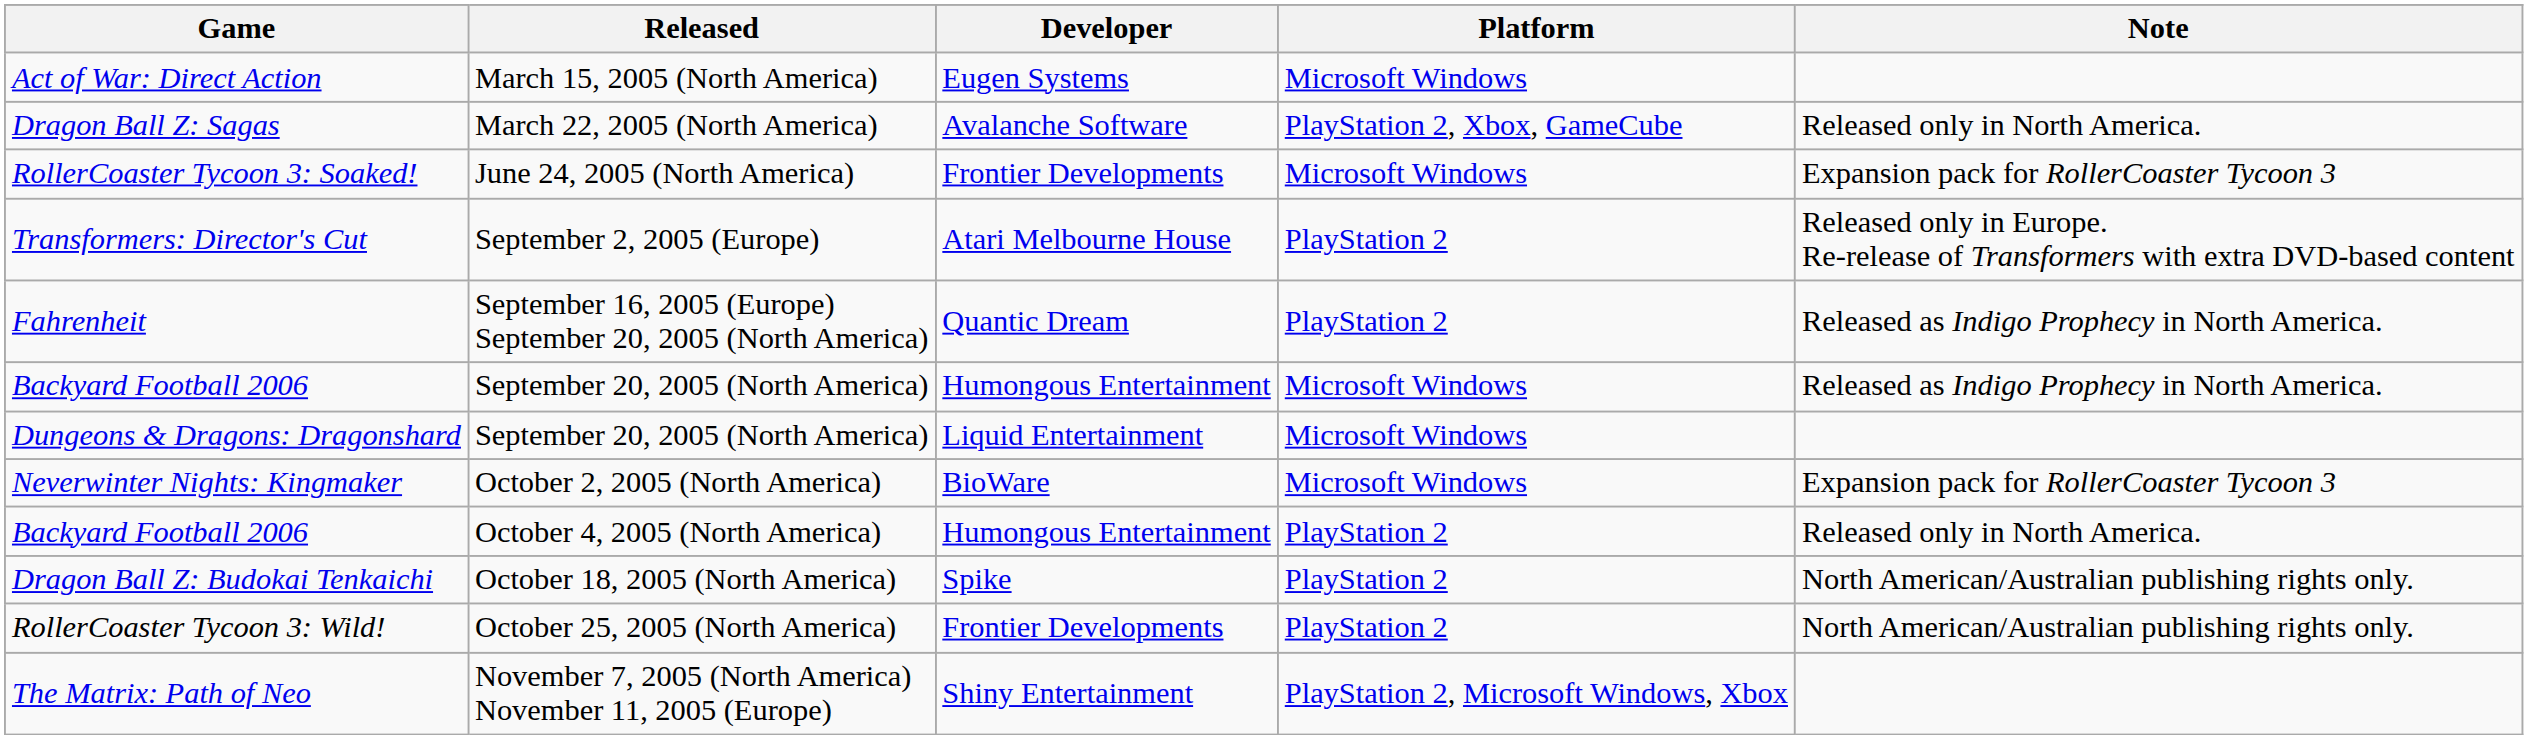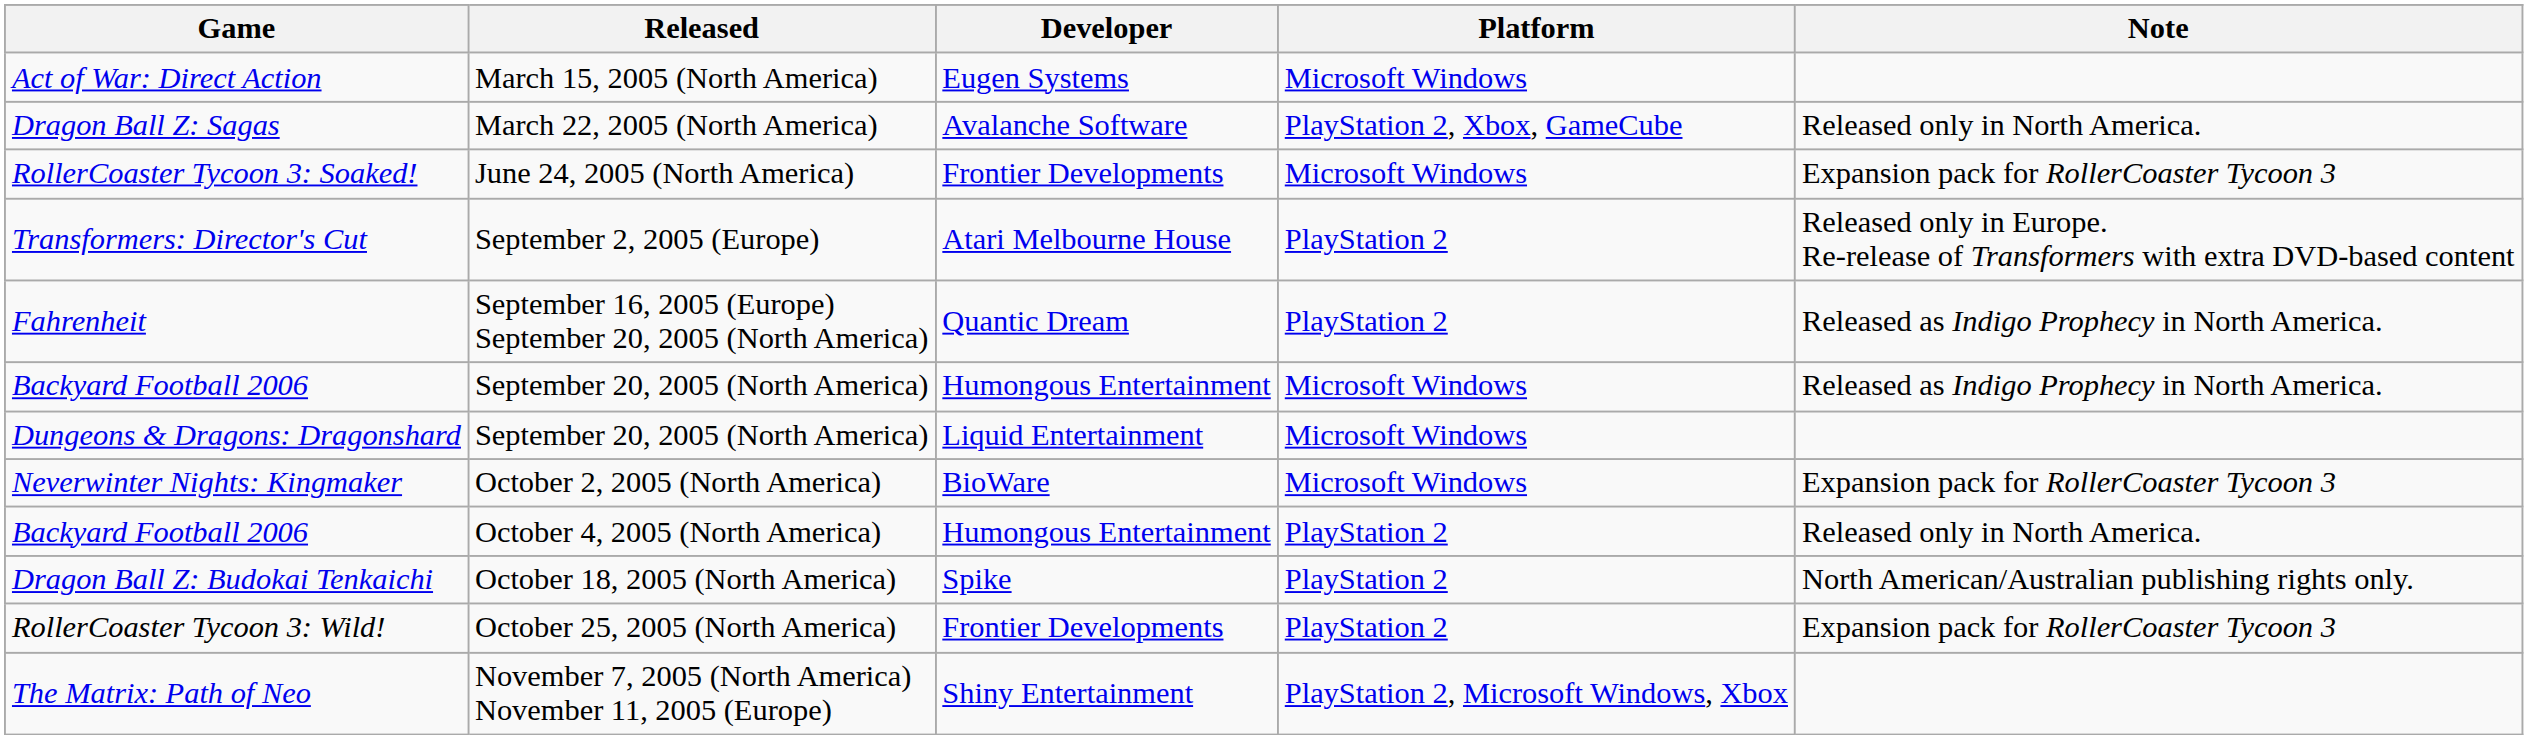(2108, 627) North American/Australian publishing rights only. -> (2069, 627) Expansion pack for RollerCoaster Tycoon 3
